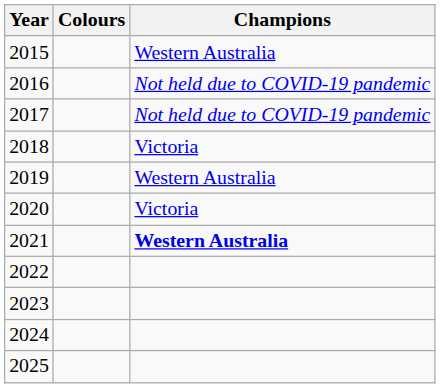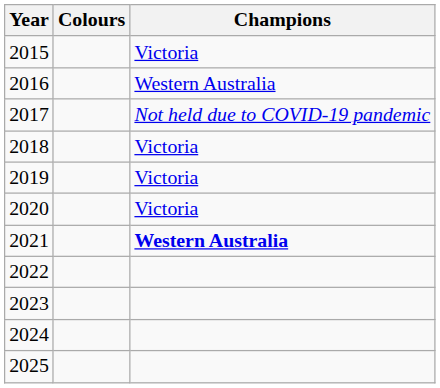(205, 51) Western Australia -> (166, 51) Victoria
(282, 83) Not held due to COVID-19 pandemic -> (205, 83) Western Australia
(205, 177) Western Australia -> (166, 177) Victoria
